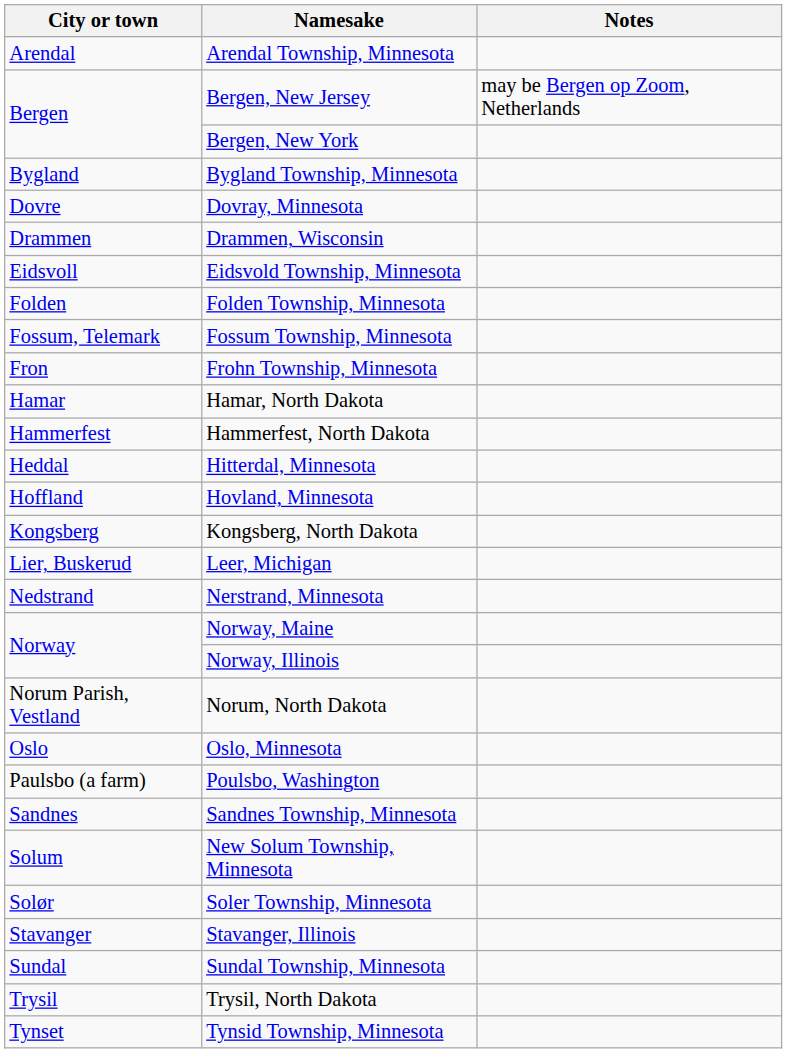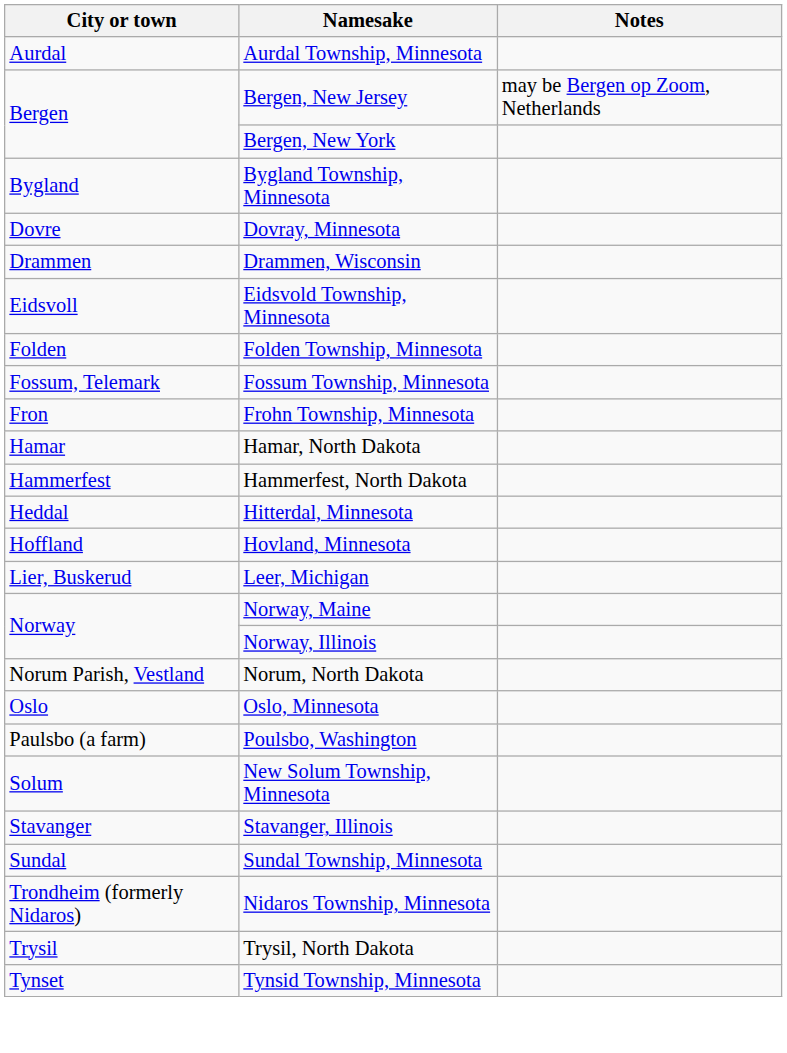- row: (330, 53)
+ row: (363, 53)
- row: (312, 530)
- row: (295, 595)
- row: (331, 813)
- row: (319, 901)
+ row: (367, 903)
